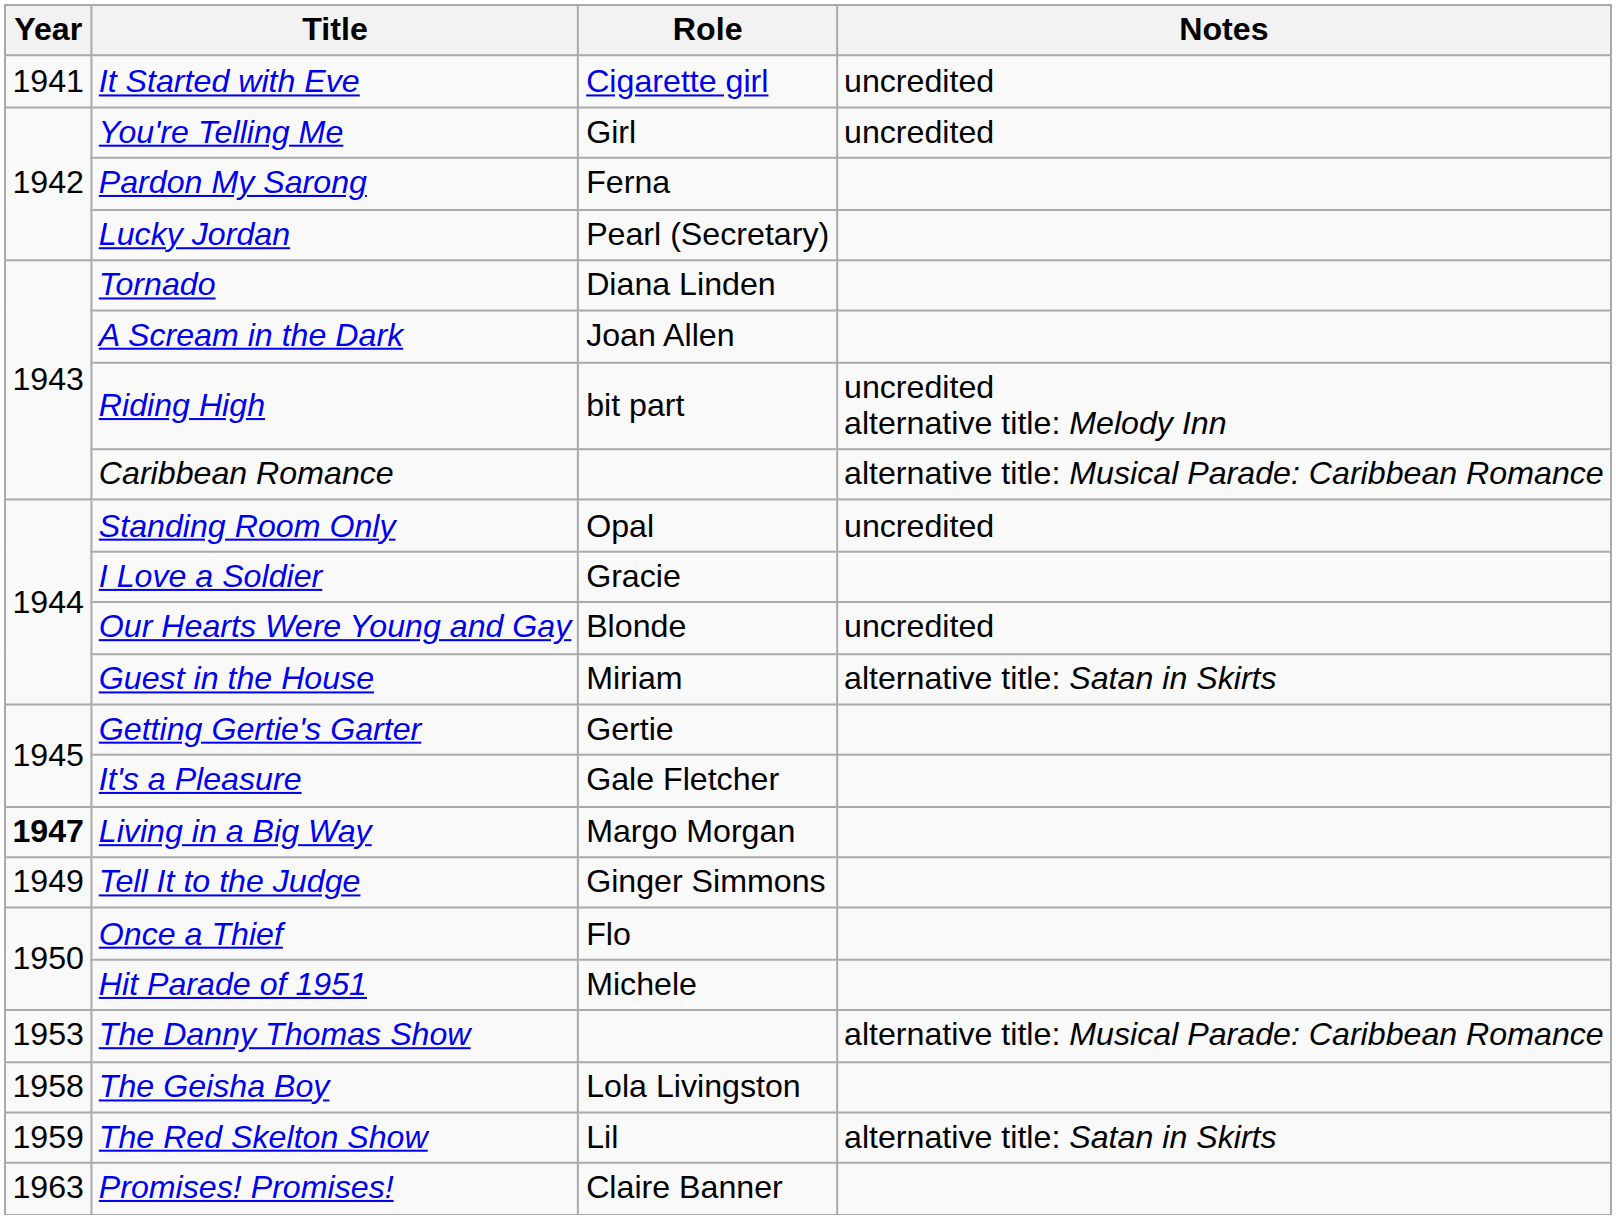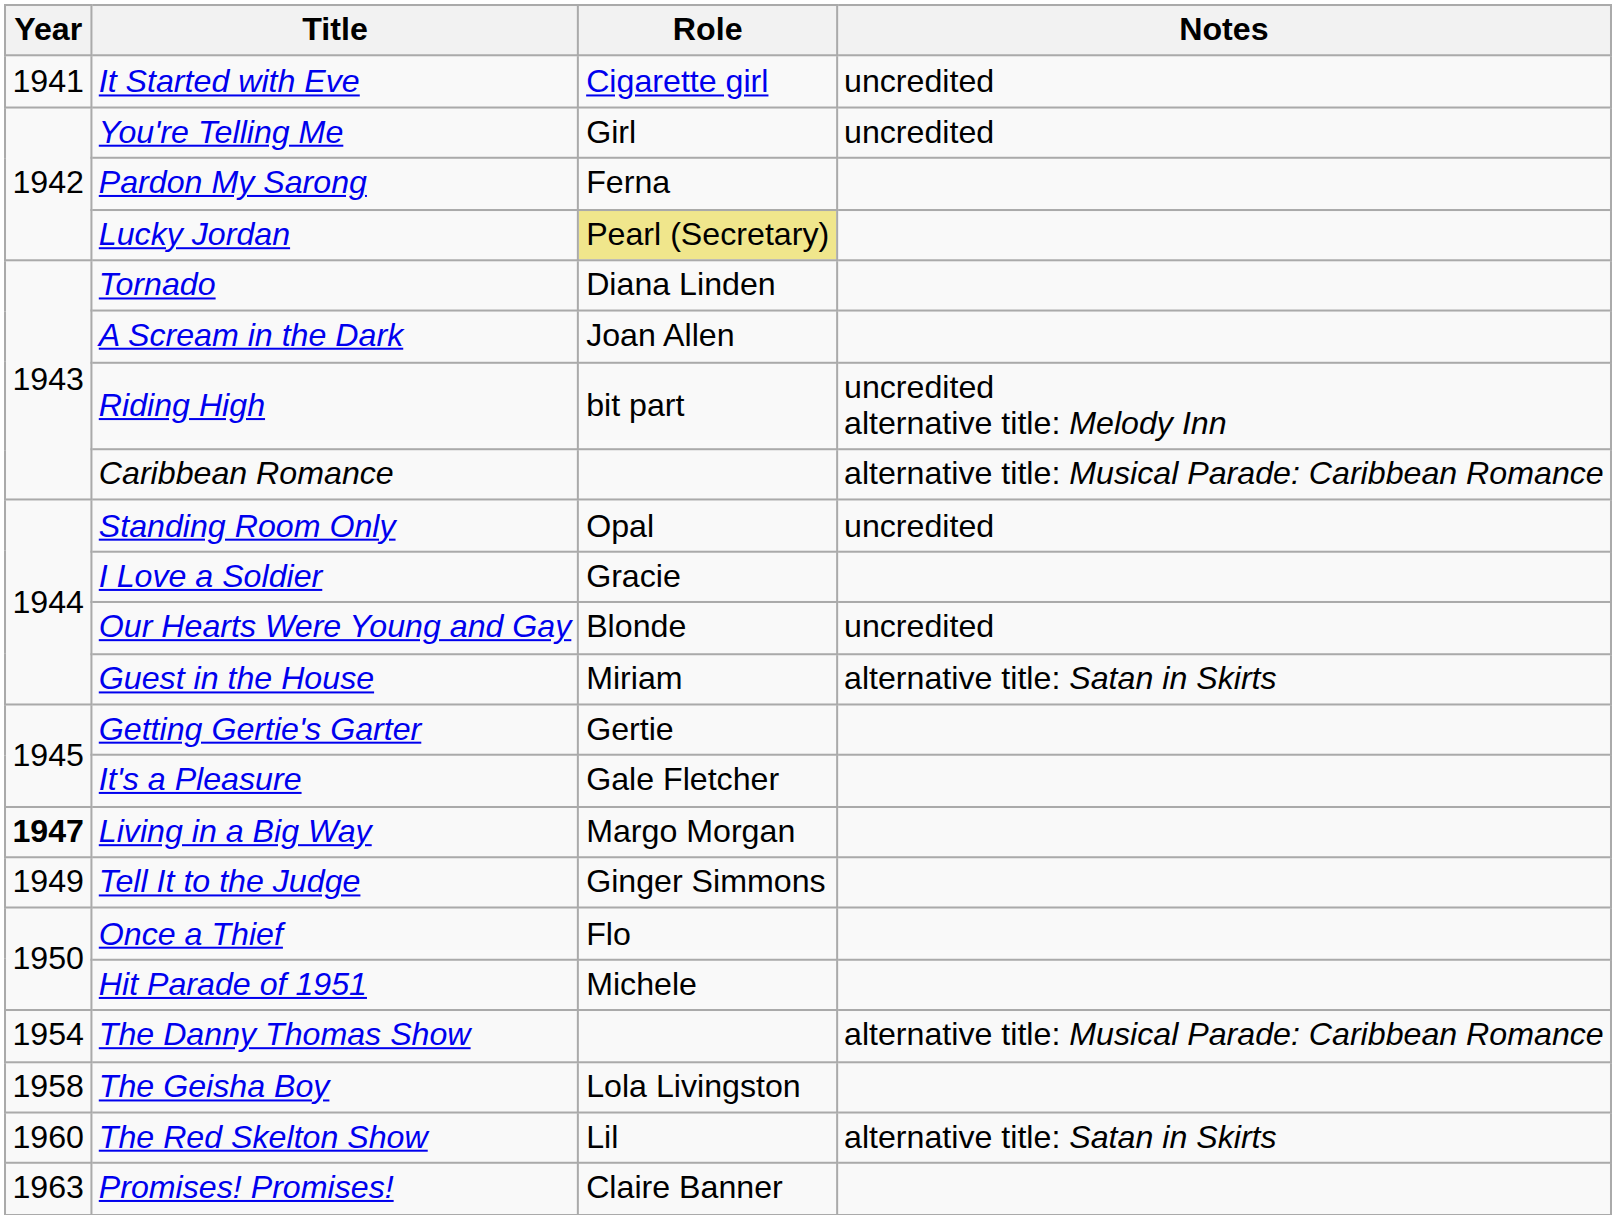(708, 234) no background -> (708, 234) khaki background
(48, 1035) 1953 -> (48, 1035) 1954
(48, 1137) 1959 -> (48, 1137) 1960
